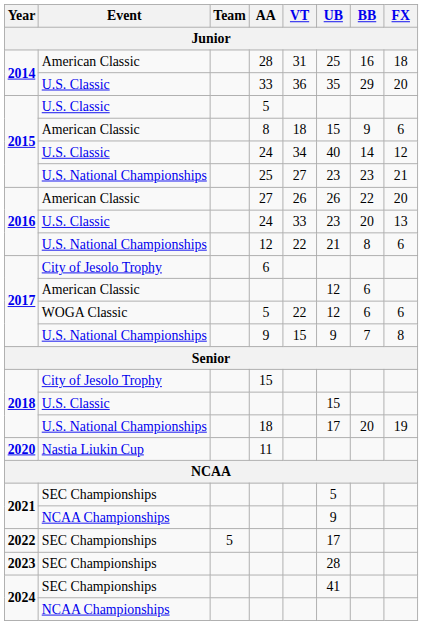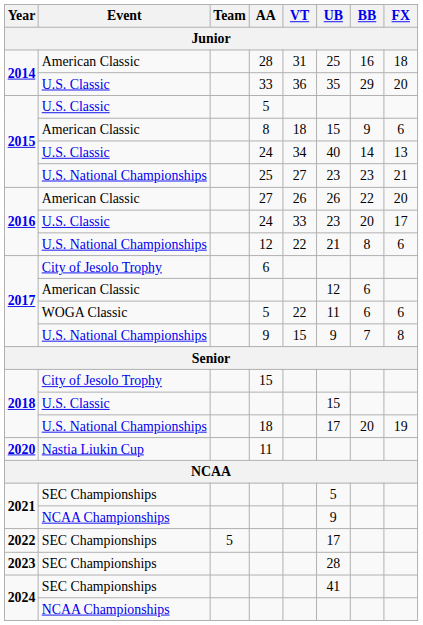(401, 152) 12 -> (401, 152) 13
(401, 221) 13 -> (401, 221) 17
(333, 312) 12 -> (333, 312) 11
